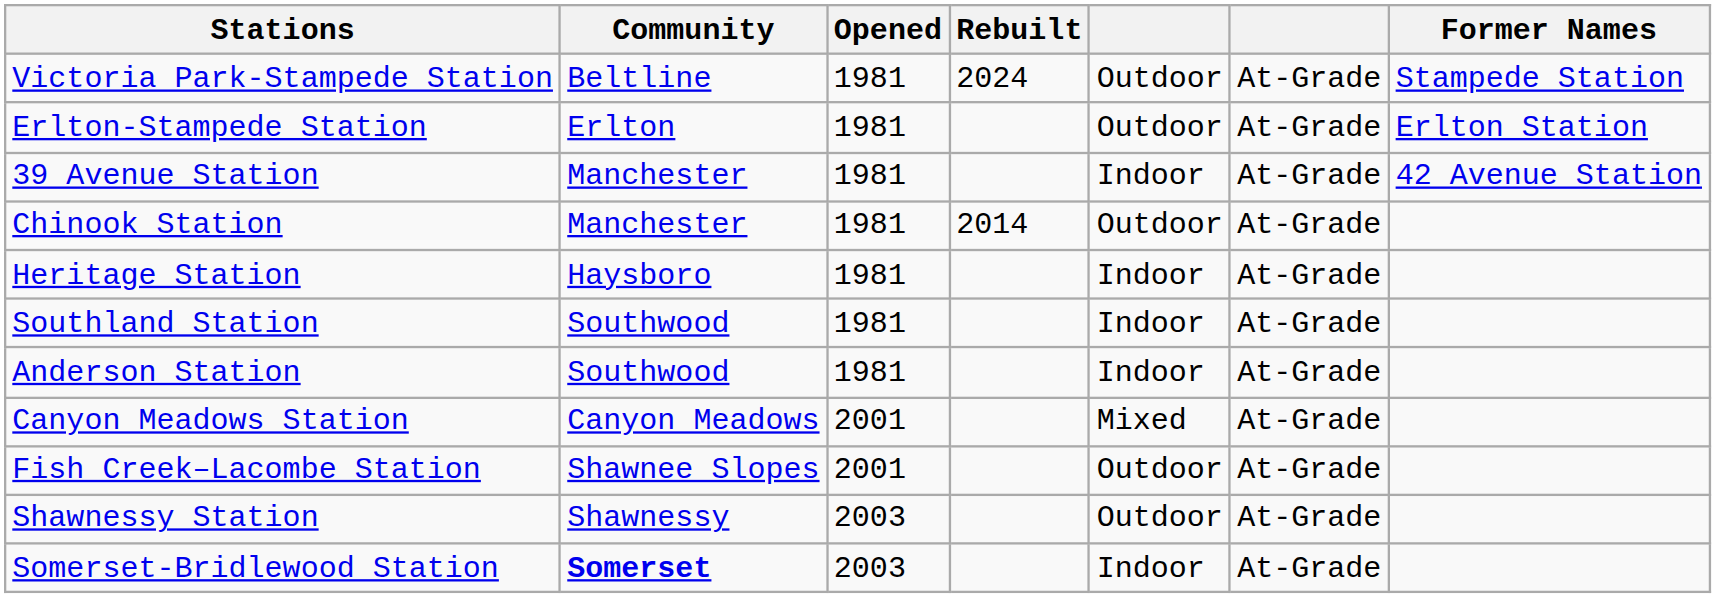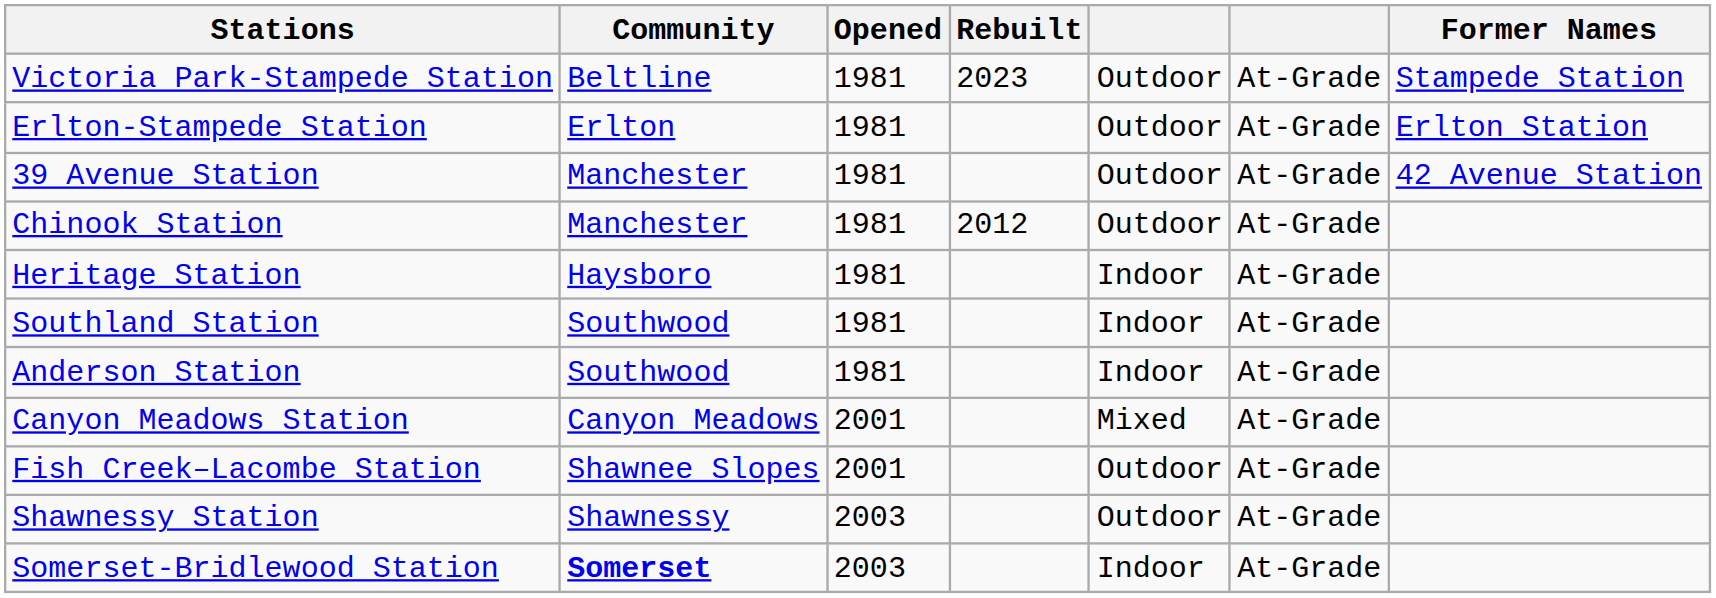(992, 79) 2024 -> (992, 79) 2023
(1151, 176) Indoor -> (1160, 176) Outdoor
(992, 225) 2014 -> (992, 225) 2012
